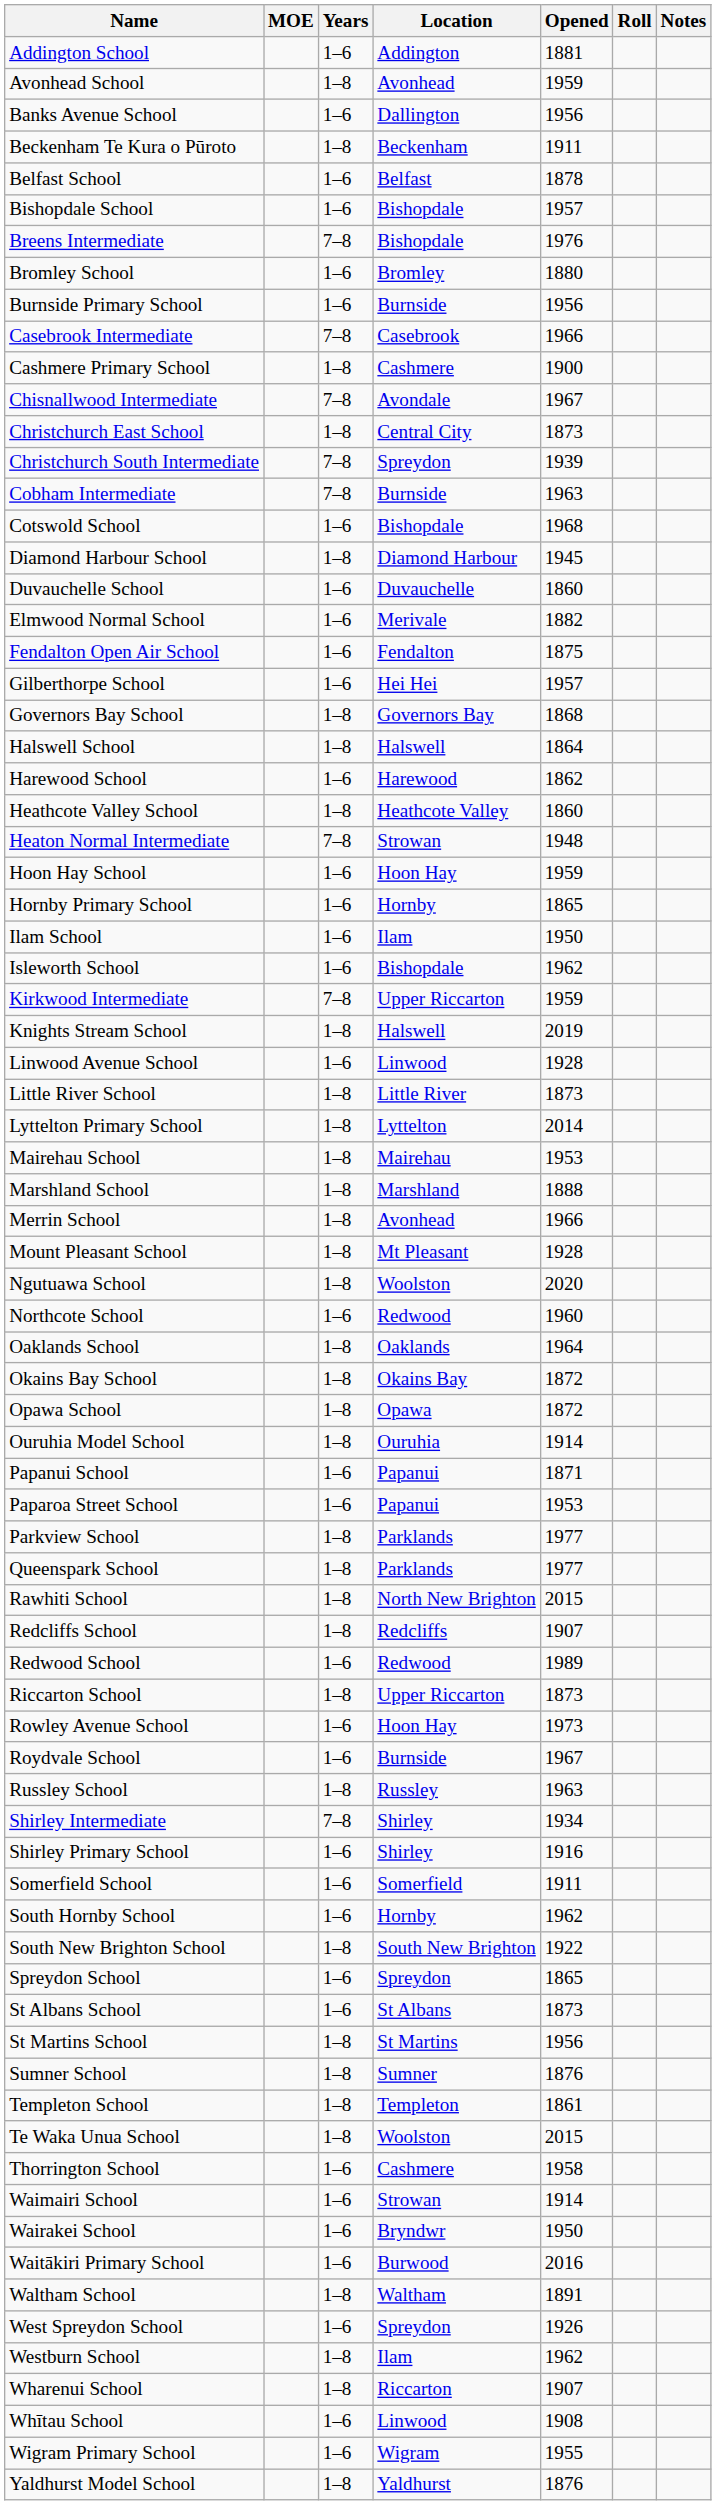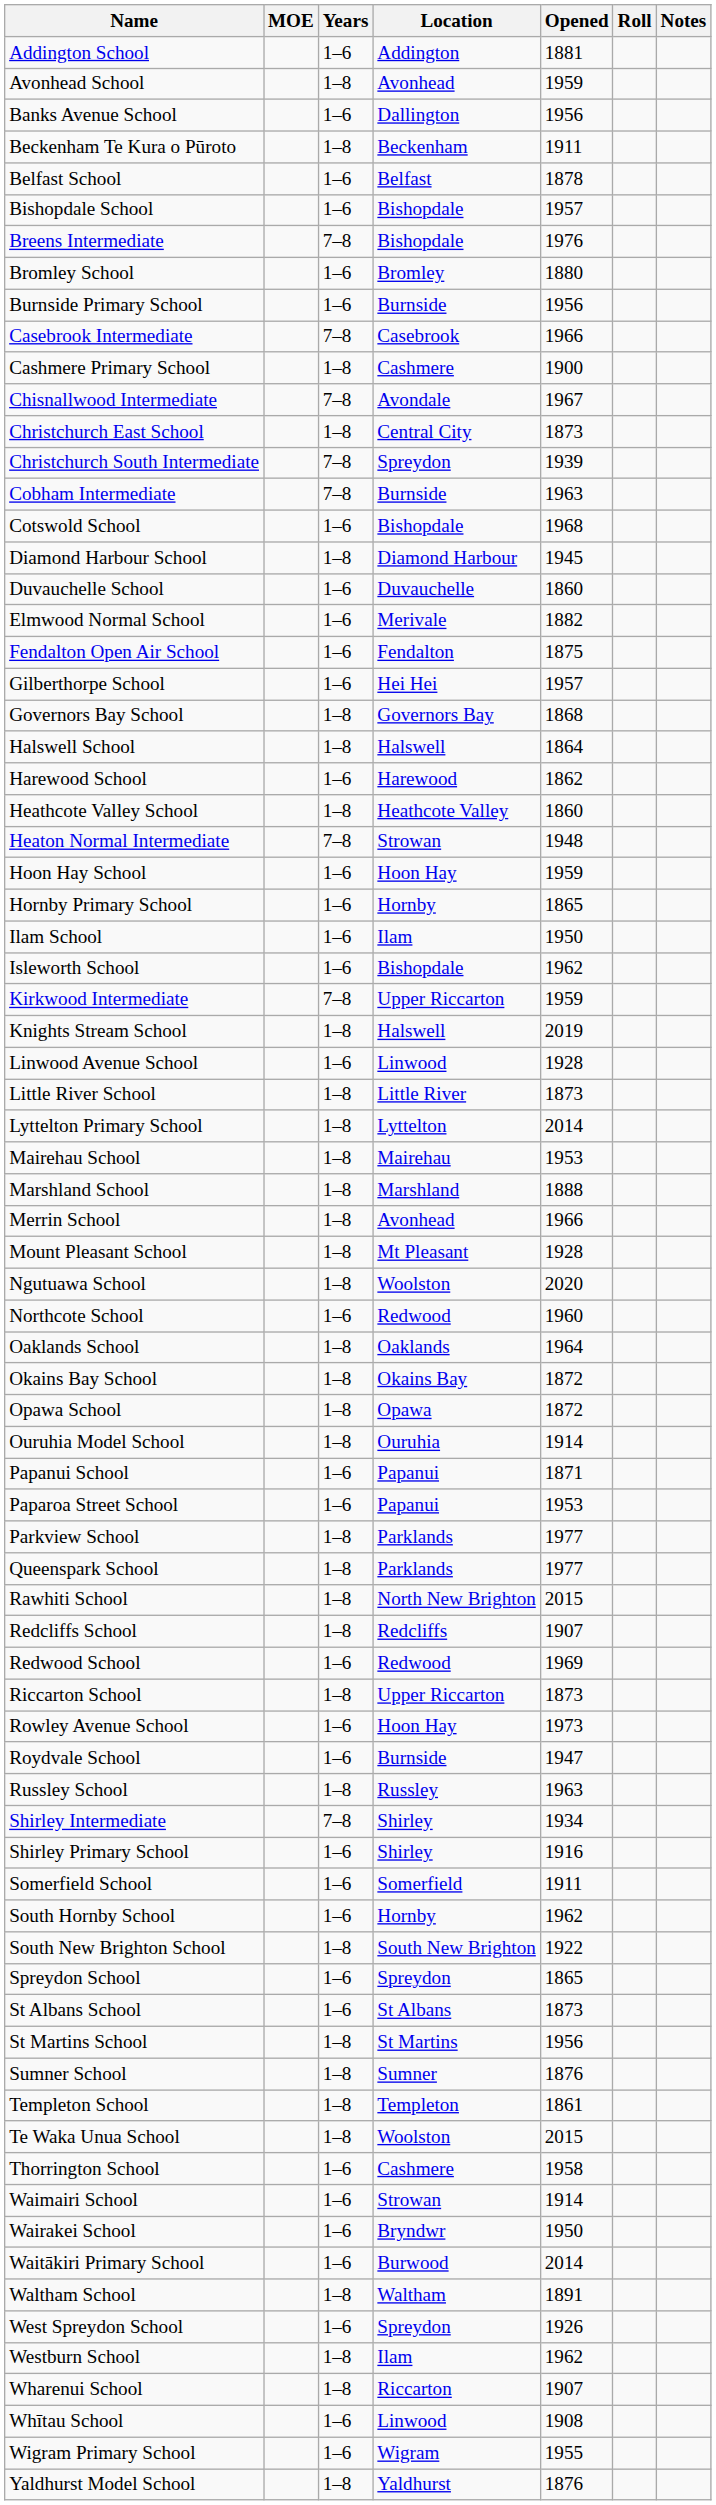(564, 1663) 1989 -> (564, 1663) 1969
(564, 1757) 1967 -> (564, 1757) 1947
(564, 2263) 2016 -> (564, 2263) 2014
